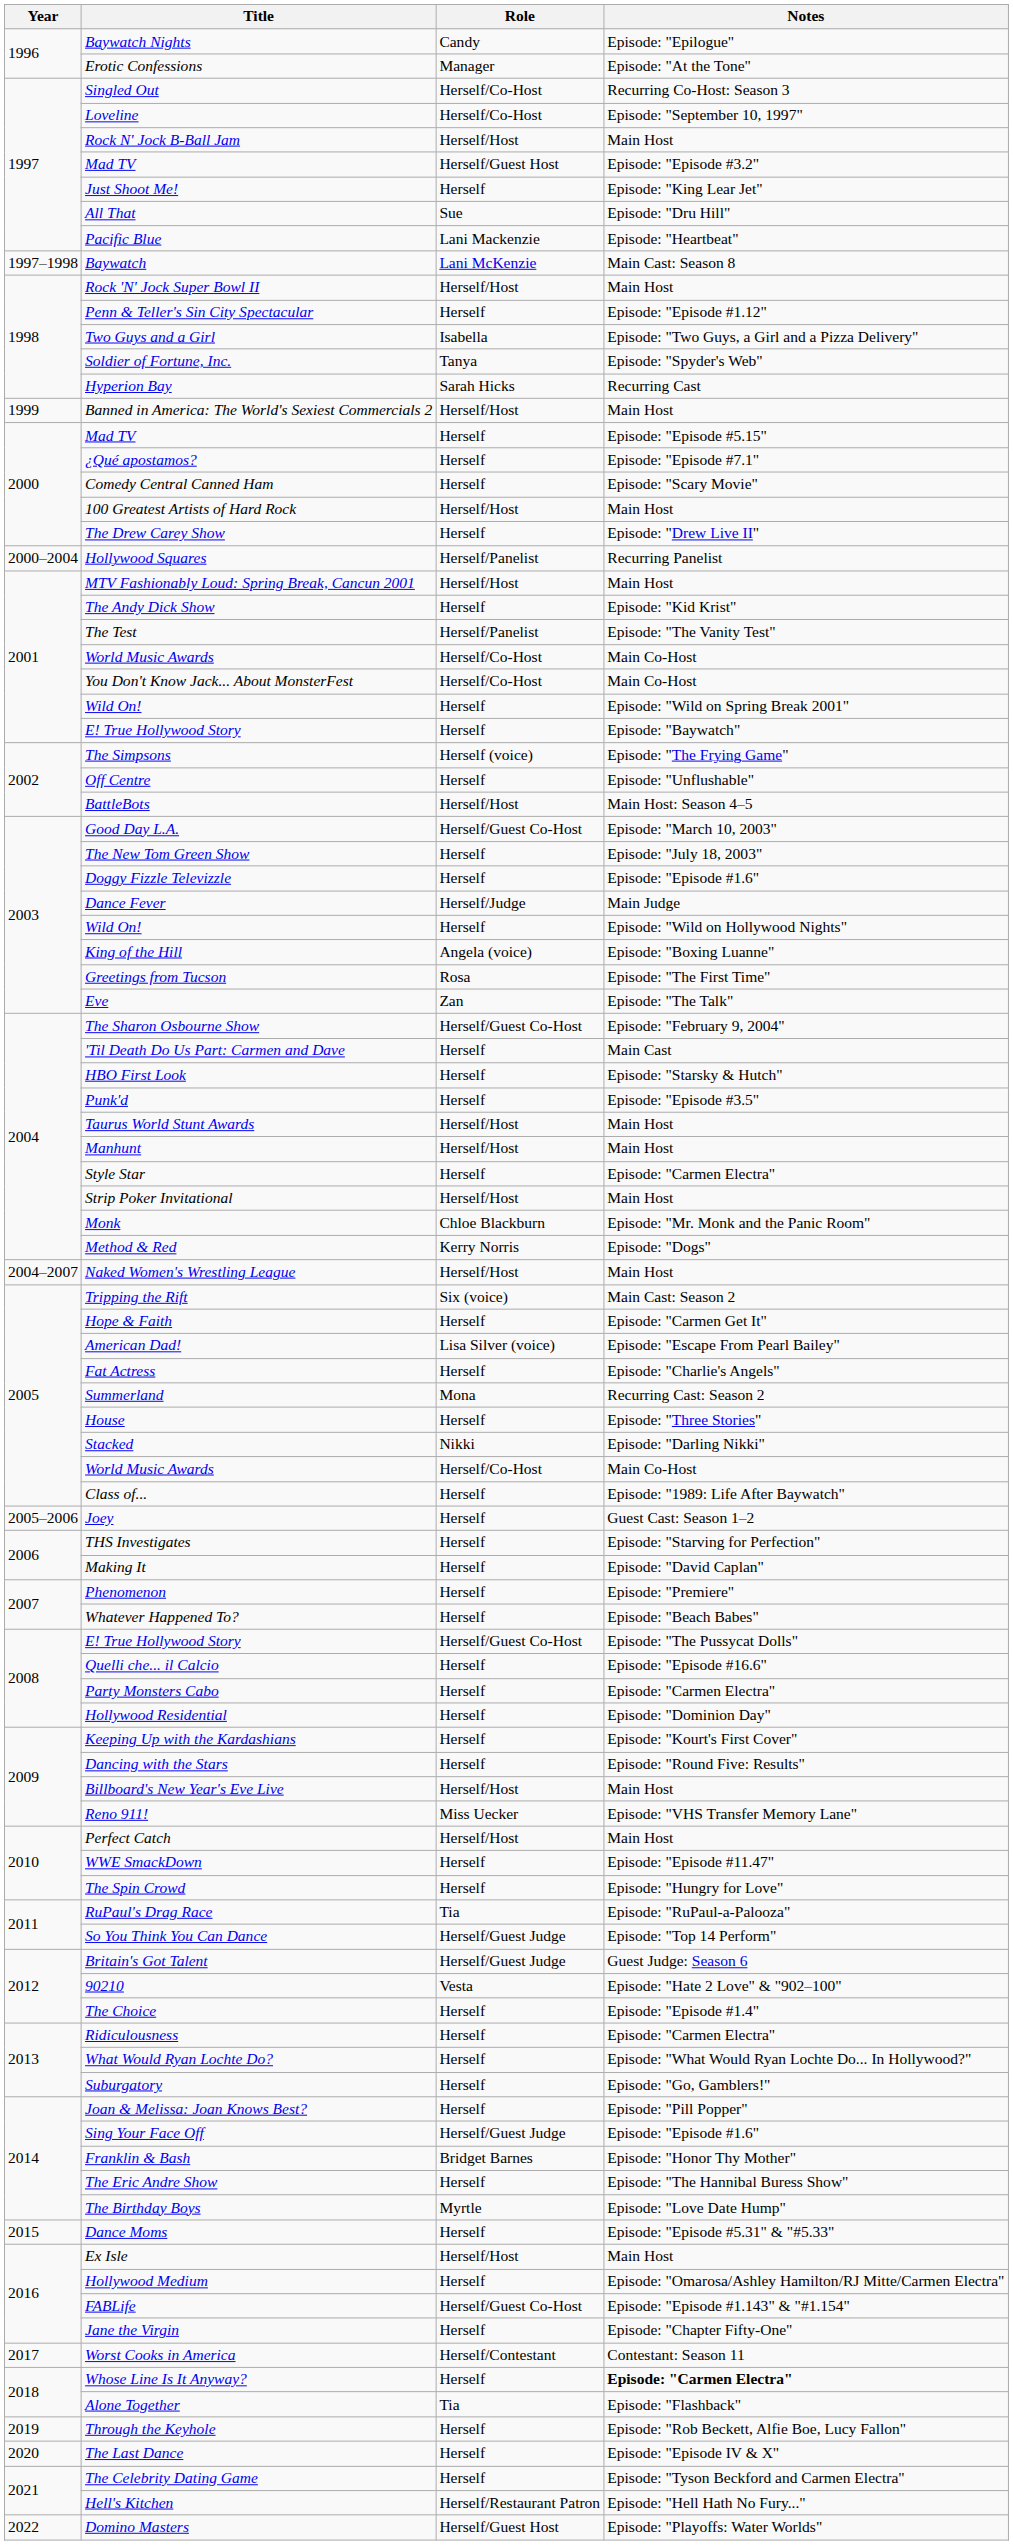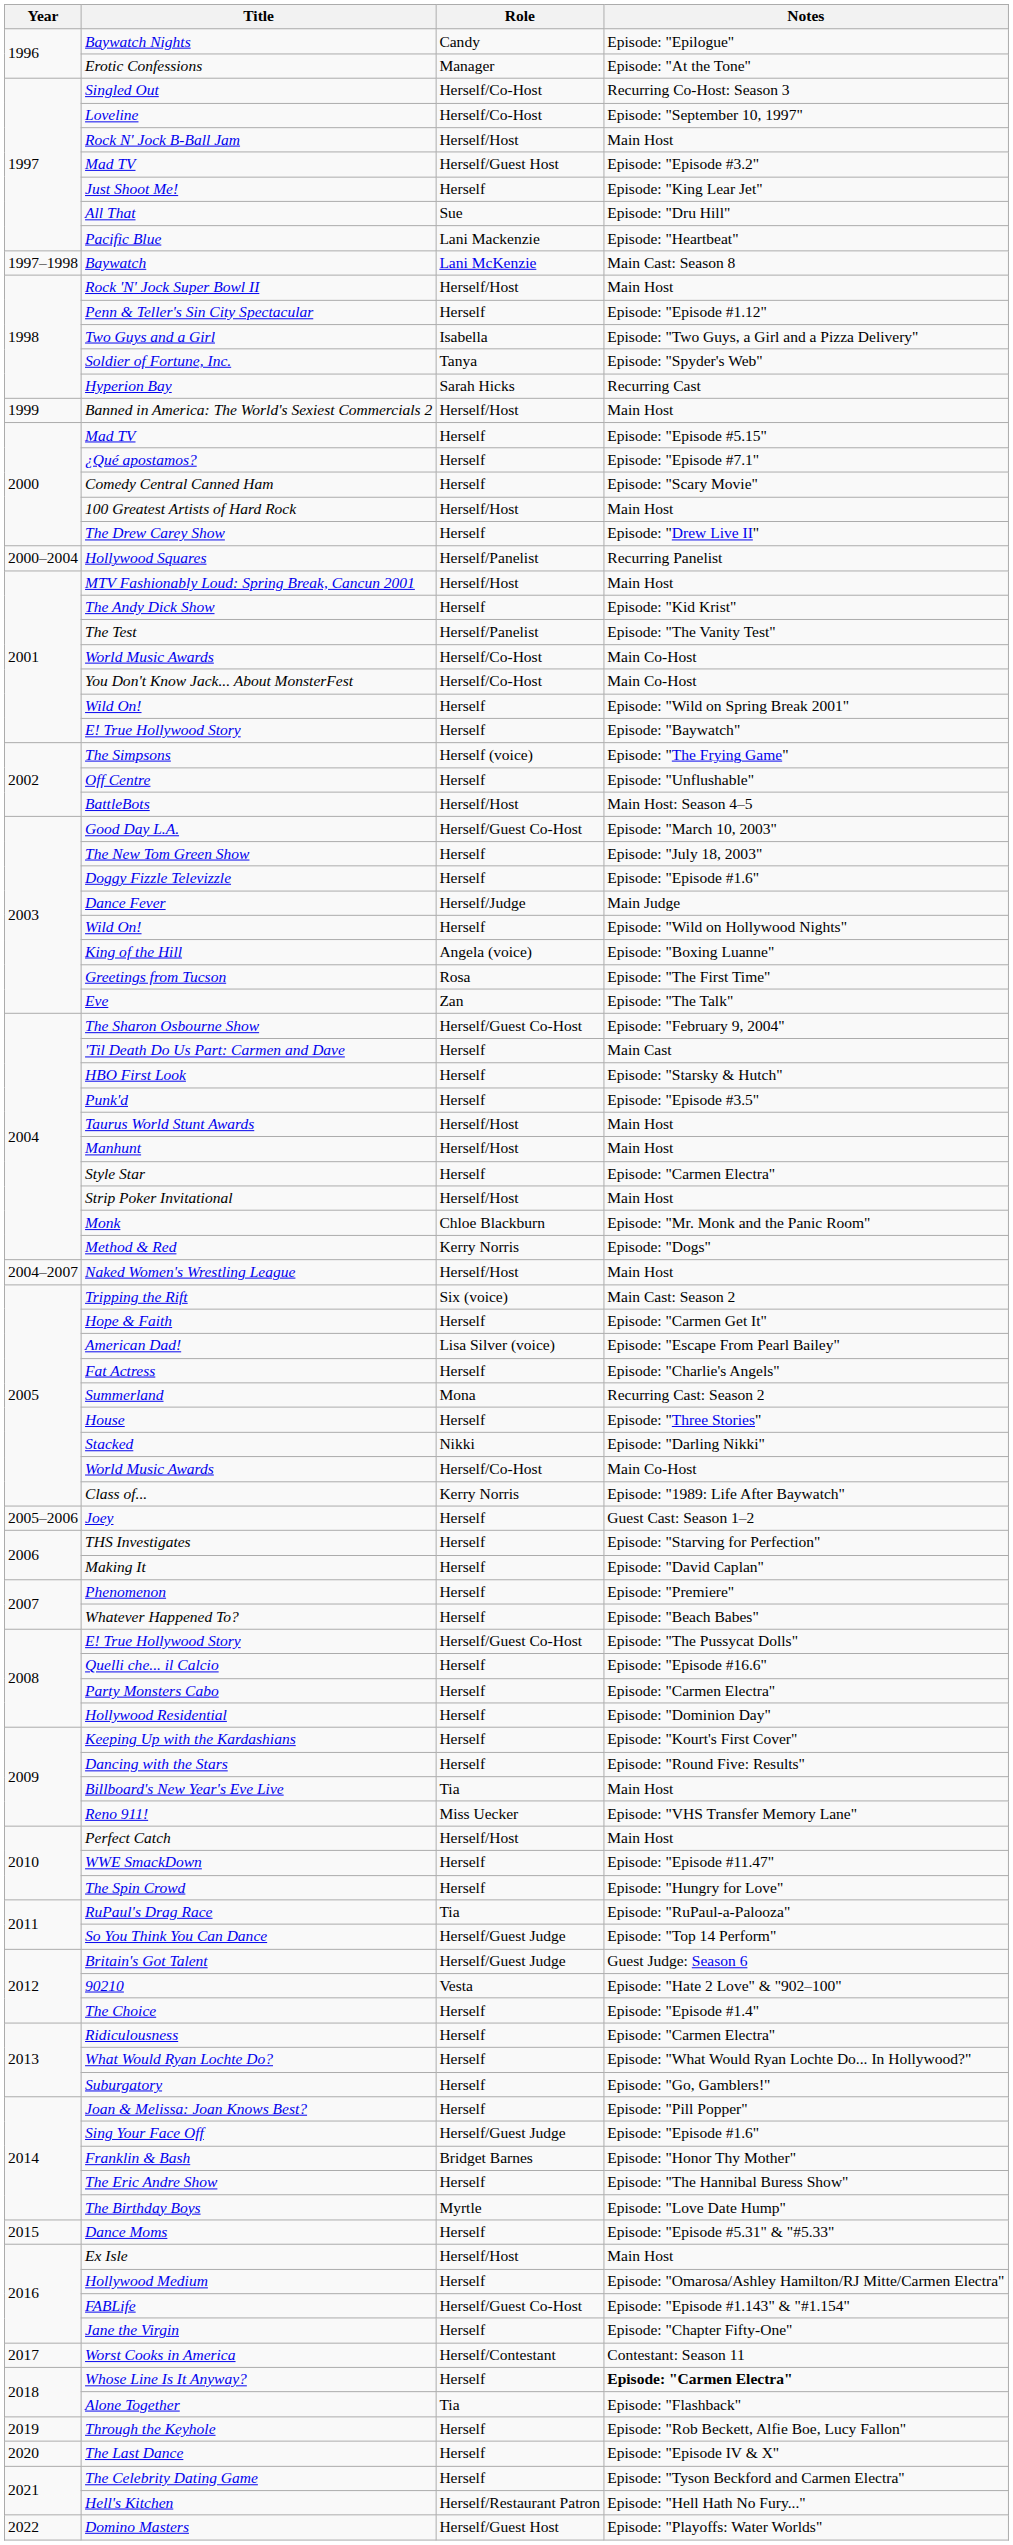(462, 1493) Herself -> (479, 1493) Kerry Norris
(479, 1788) Herself/Host -> (449, 1788) Tia
